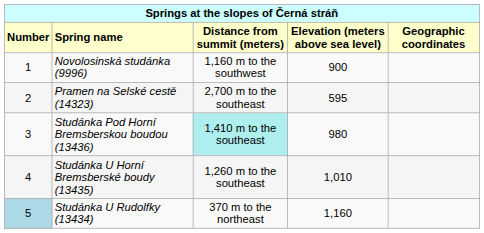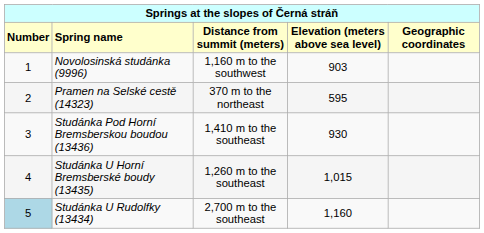(338, 68) 900 -> (338, 68) 903
(240, 98) 2,700 m to the southeast -> (240, 98) 370 m to the northeast
(240, 135) paleturquoise background -> (240, 135) no background
(338, 135) 980 -> (338, 135) 930
(338, 177) 1,010 -> (338, 177) 1,015
(240, 214) 370 m to the northeast -> (240, 214) 2,700 m to the southeast
